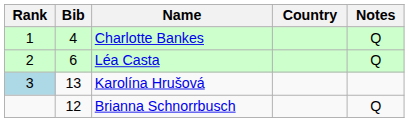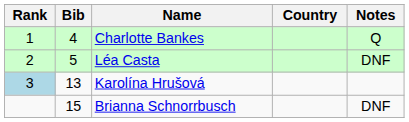(73, 60) 6 -> (73, 60) 5
(376, 60) Q -> (376, 60) DNF
(73, 106) 12 -> (73, 106) 15
(376, 106) Q -> (376, 106) DNF
